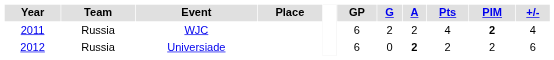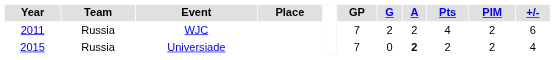(357, 30) 6 -> (357, 30) 7
(492, 30) bold -> (492, 30) normal
(533, 30) 4 -> (533, 30) 6
(33, 47) 2012 -> (33, 47) 2015
(357, 47) 6 -> (357, 47) 7
(533, 47) 6 -> (533, 47) 4
